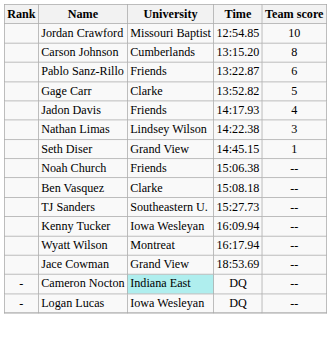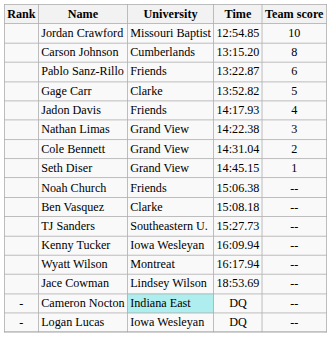(169, 129) Lindsey Wilson -> (160, 129) Grand View
+ row: (73, 149)
(160, 264) Grand View -> (169, 284) Lindsey Wilson
